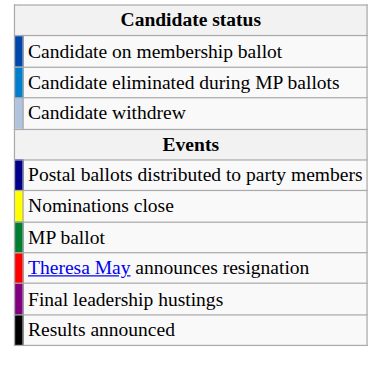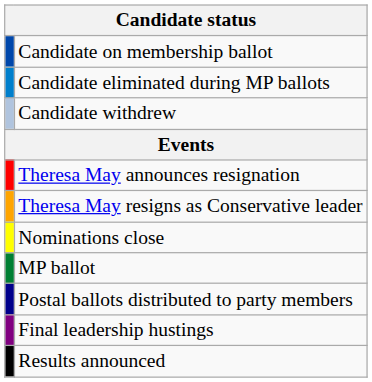rows swapped: (169, 268) <-> (195, 175)
+ row: (190, 206)
